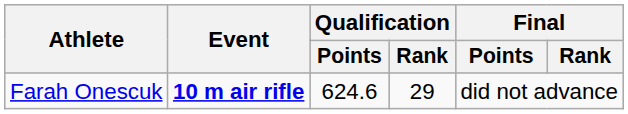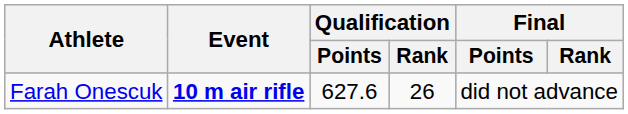(349, 91) 624.6 -> (349, 91) 627.6
(422, 91) 29 -> (422, 91) 26
